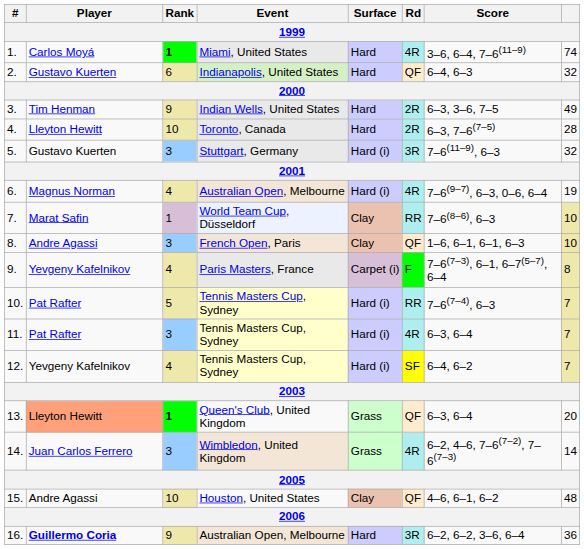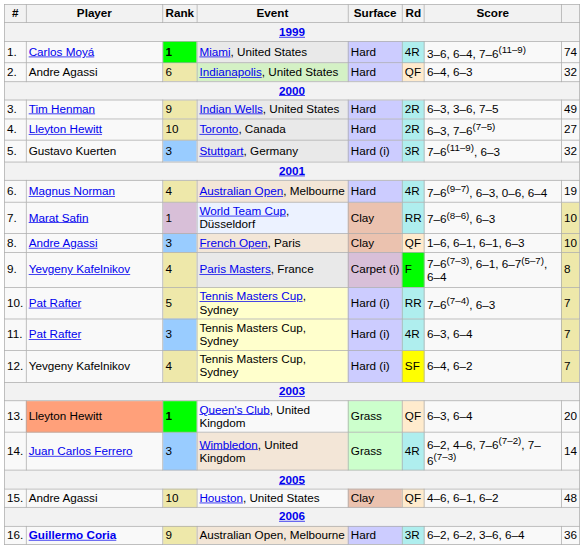(73, 72) Gustavo Kuerten -> (63, 72) Andre Agassi
(570, 129) 28 -> (570, 129) 27
(370, 191) Hard (i) -> (363, 191) Hard
